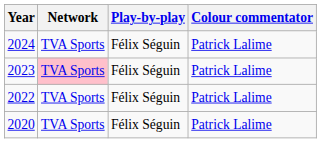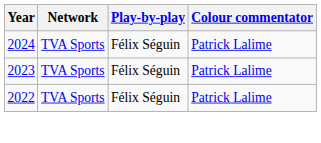(73, 71) pink background -> (73, 71) no background
- row: (21, 124)
